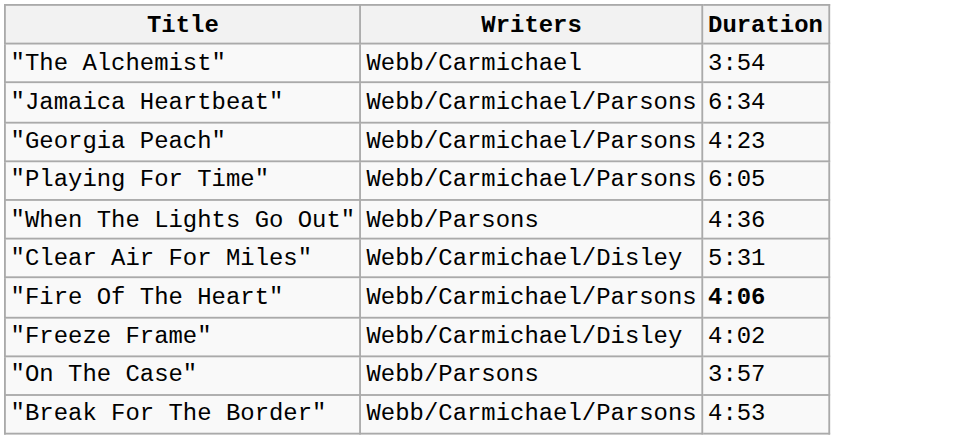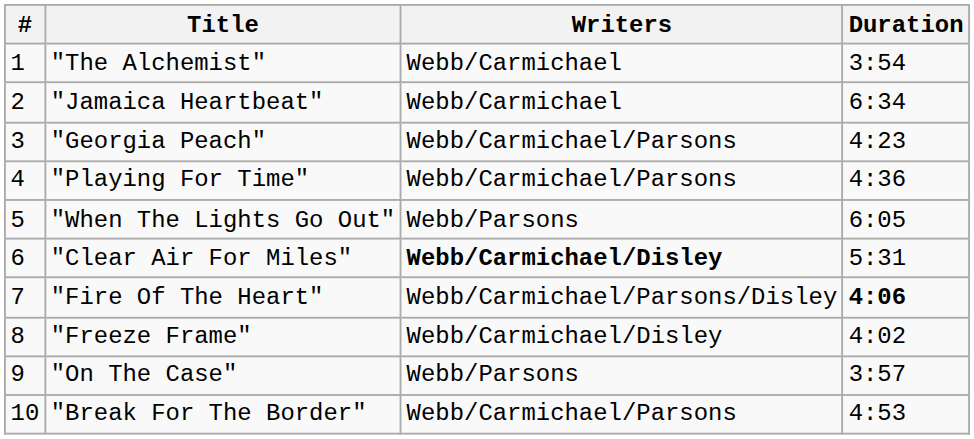+ column: (25, 24)
(532, 102) Webb/Carmichael/Parsons -> (514, 102) Webb/Carmichael
(737, 180) 6:05 -> (877, 180) 4:36
(737, 219) 4:36 -> (877, 219) 6:05
(524, 258) normal -> (565, 258) bold
(532, 297) Webb/Carmichael/Parsons -> (622, 297) Webb/Carmichael/Parsons/Disley
